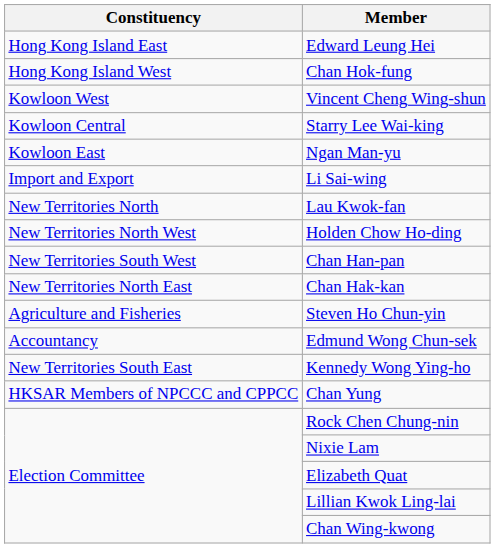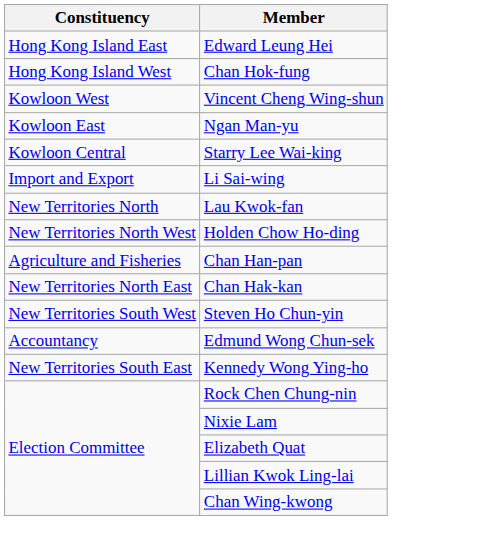rows swapped: (353, 152) <-> (375, 125)
(102, 260) New Territories South West -> (95, 260) Agriculture and Fisheries
(95, 313) Agriculture and Fisheries -> (102, 313) New Territories South West
- row: (344, 394)
